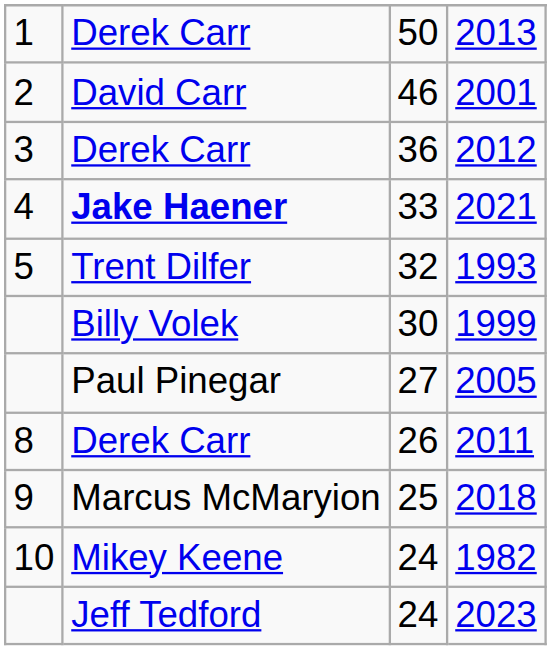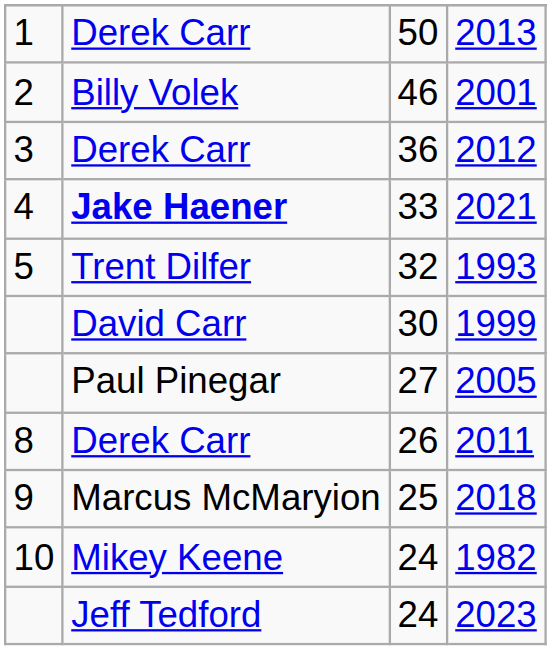(159, 91) David Carr -> (155, 91) Billy Volek
(155, 324) Billy Volek -> (159, 324) David Carr
